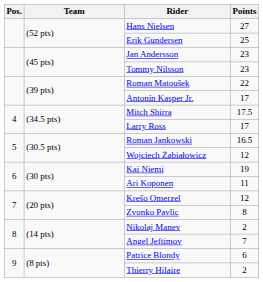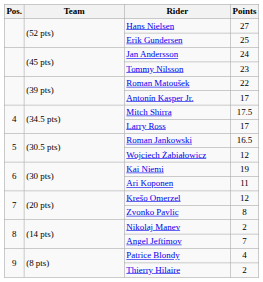(244, 54) 23 -> (244, 54) 24
(244, 255) 6 -> (244, 255) 4
